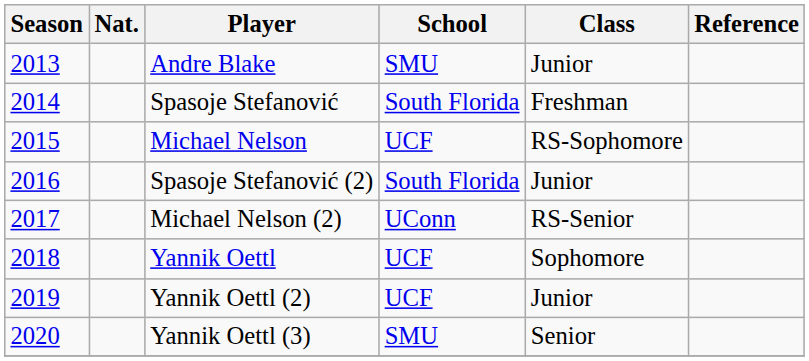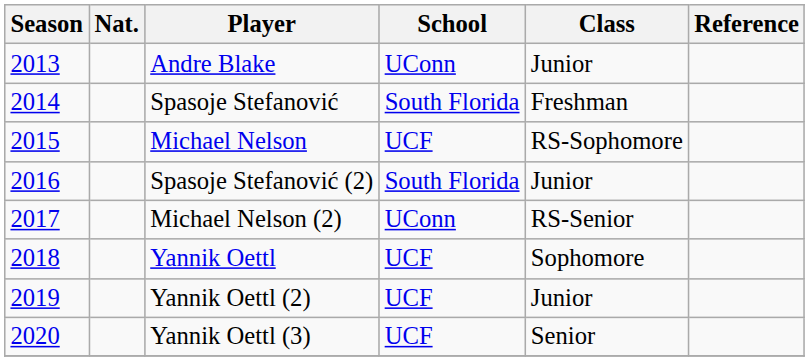(411, 63) SMU -> (420, 63) UConn
(411, 336) SMU -> (409, 336) UCF
